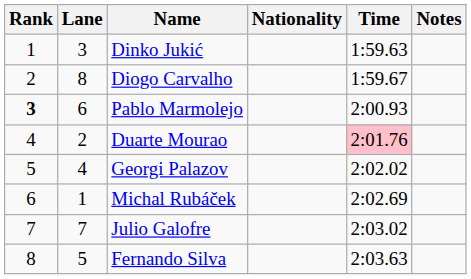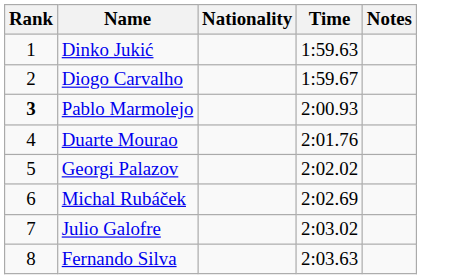- column: (82, 19)
(379, 139) pink background -> (330, 139) no background
